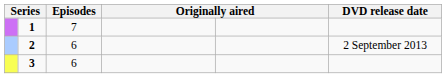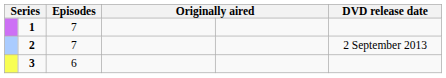(74, 45) 6 -> (74, 45) 7
